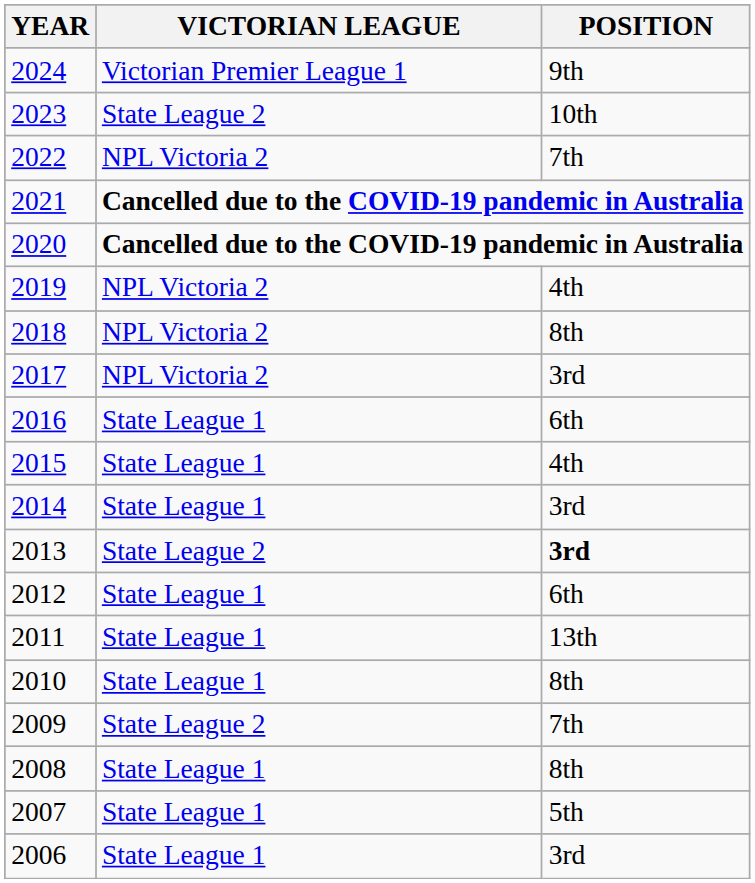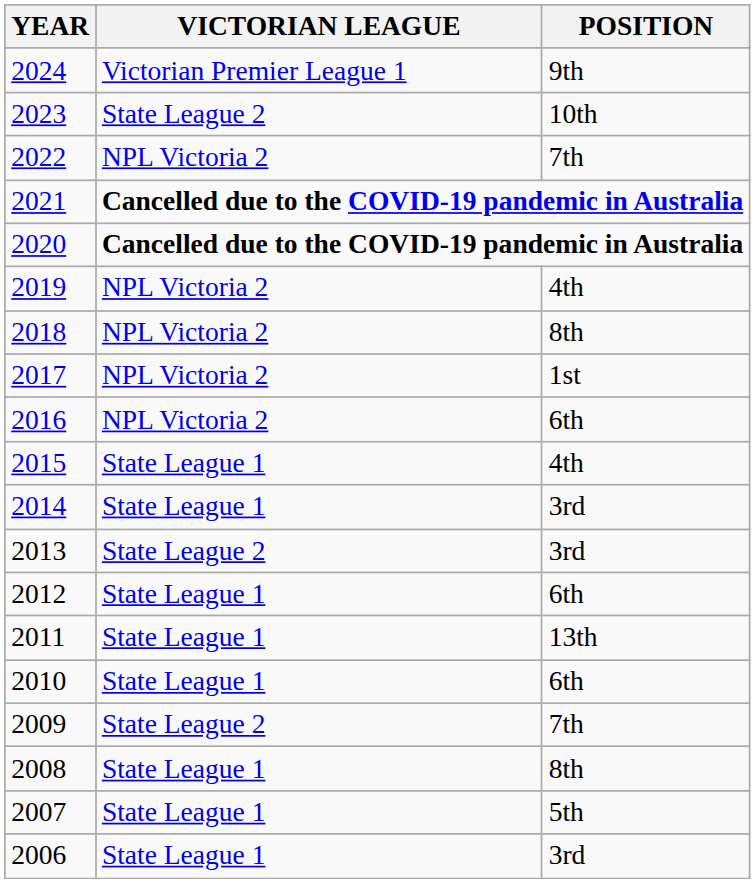(567, 375) 3rd -> (565, 375) 1st
(184, 419) State League 1 -> (185, 419) NPL Victoria 2
(569, 550) bold -> (567, 550) normal
(566, 680) 8th -> (566, 680) 6th
